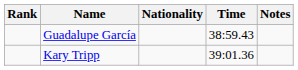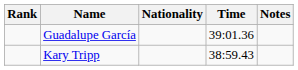(231, 34) 38:59.43 -> (231, 34) 39:01.36
(231, 55) 39:01.36 -> (231, 55) 38:59.43
